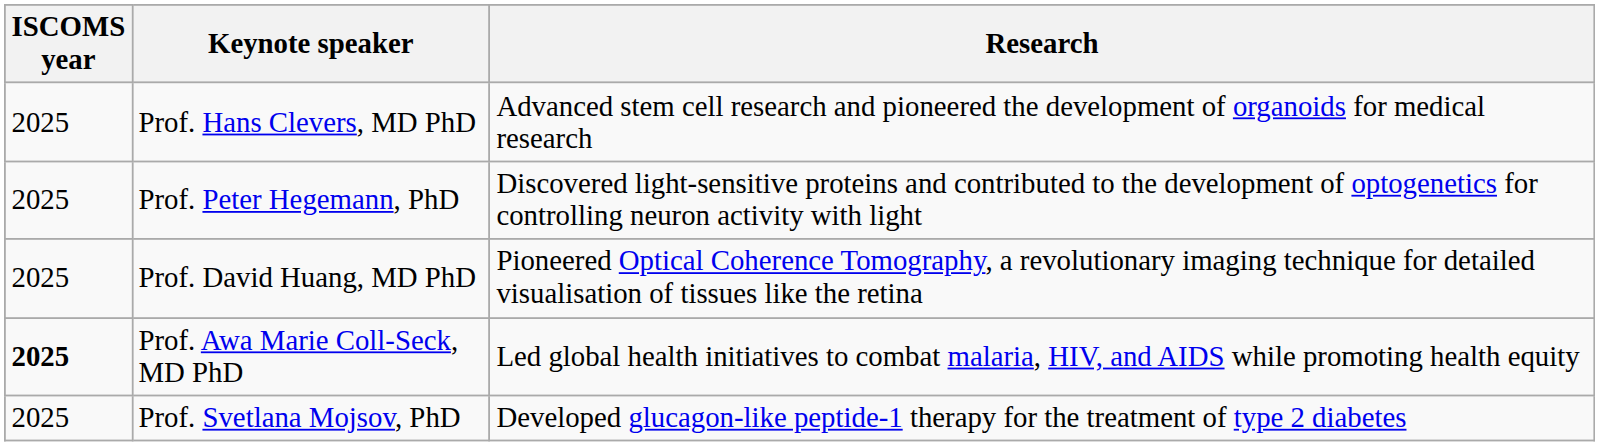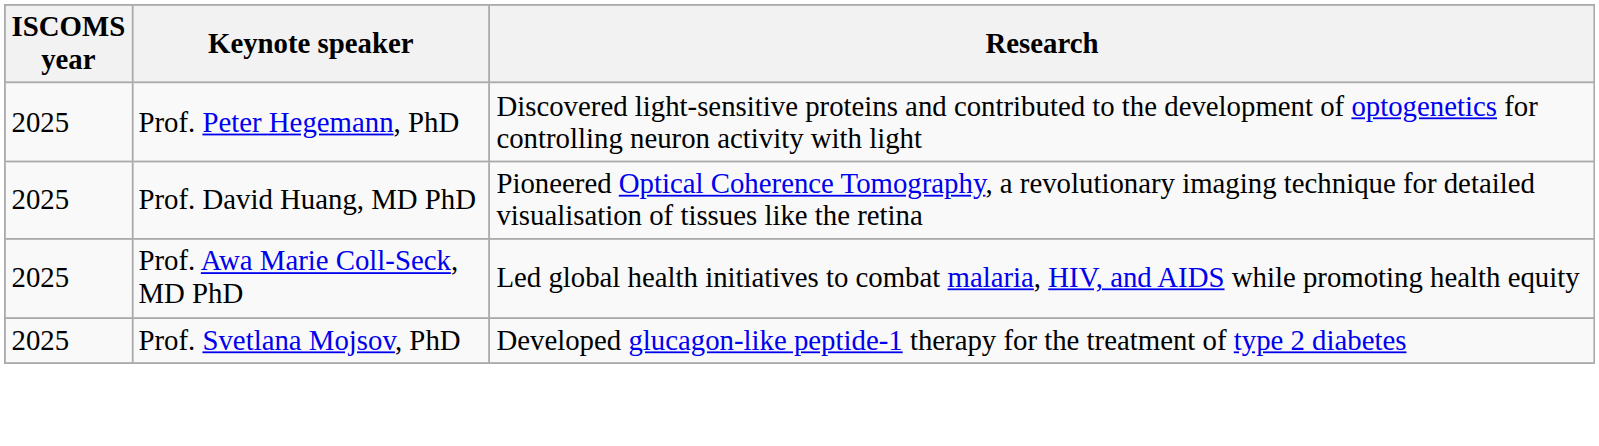- row: (307, 121)
(40, 355) bold -> (40, 277) normal
